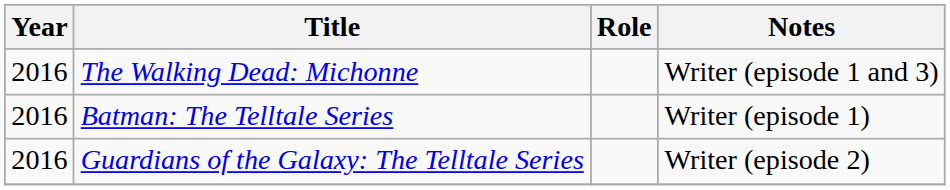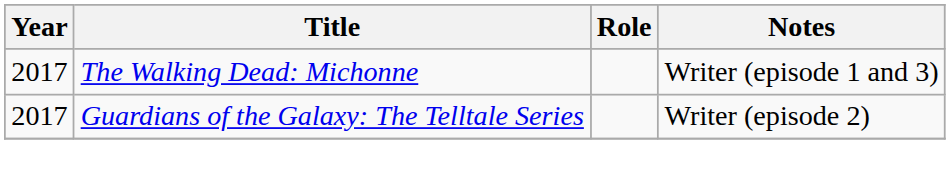(40, 71) 2016 -> (40, 71) 2017
- row: (237, 116)
(40, 160) 2016 -> (40, 116) 2017
